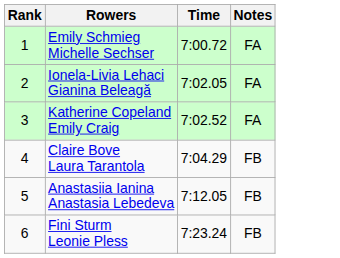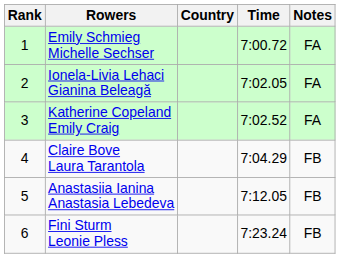+ column: (207, 15)
